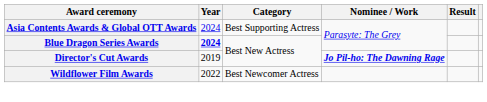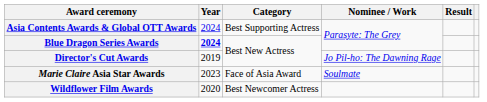(384, 58) bold -> (382, 58) normal
+ row: (101, 74)
(211, 74) 2022 -> (211, 89) 2020
